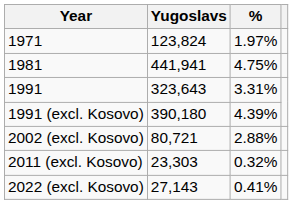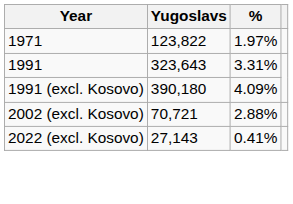(179, 41) 123,824 -> (179, 41) 123,822
- row: (25, 65)
(256, 114) 4.39% -> (256, 89) 4.09%
(174, 138) 80,721 -> (174, 114) 70,721
- row: (75, 162)
